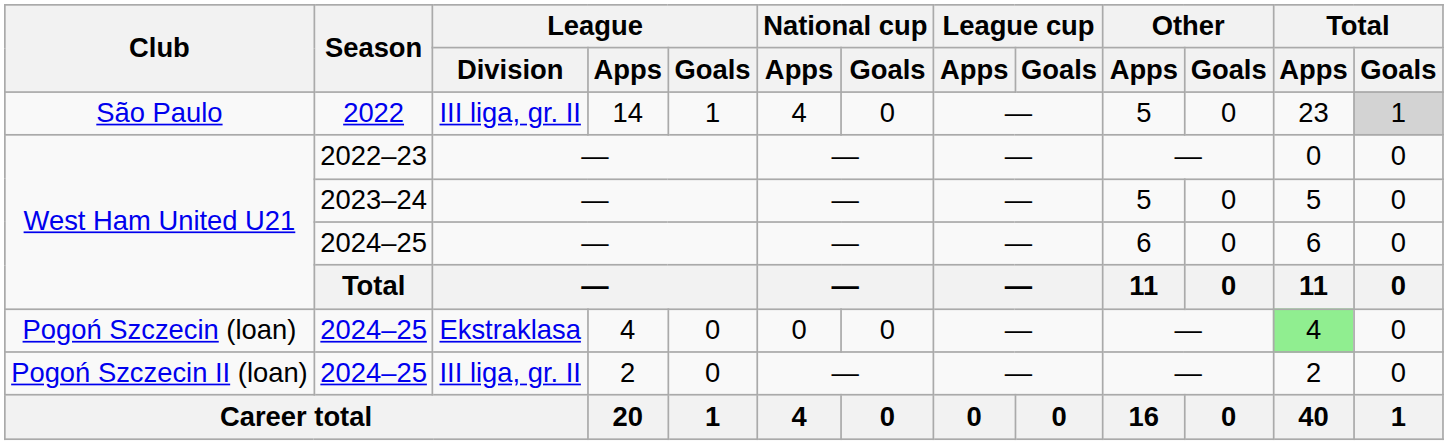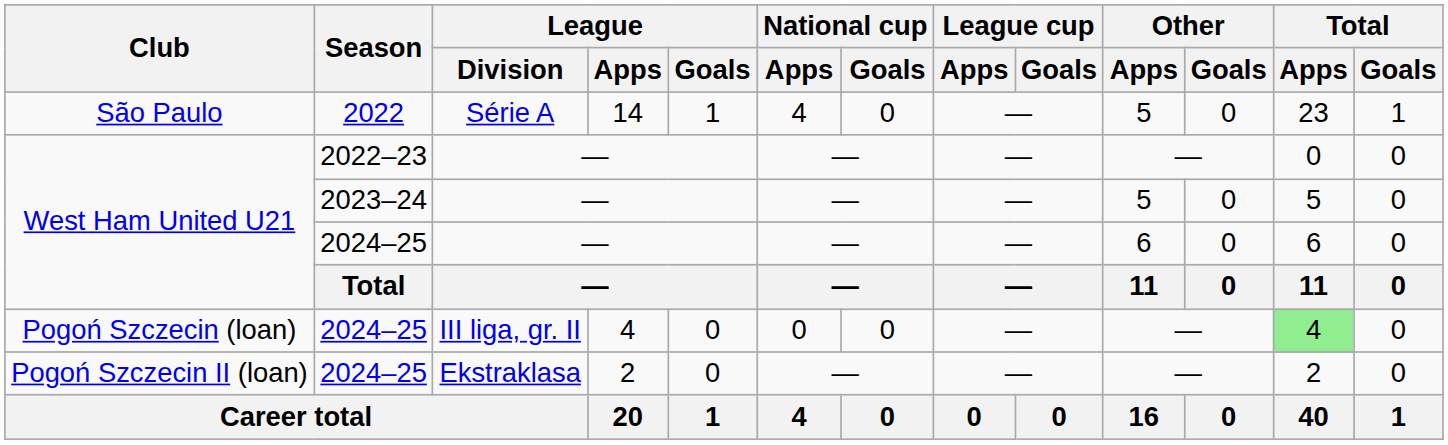(510, 112) III liga, gr. II -> (510, 112) Série A
(1398, 112) lightgrey background -> (1398, 112) no background
(510, 329) Ekstraklasa -> (510, 329) III liga, gr. II
(510, 373) III liga, gr. II -> (510, 373) Ekstraklasa
